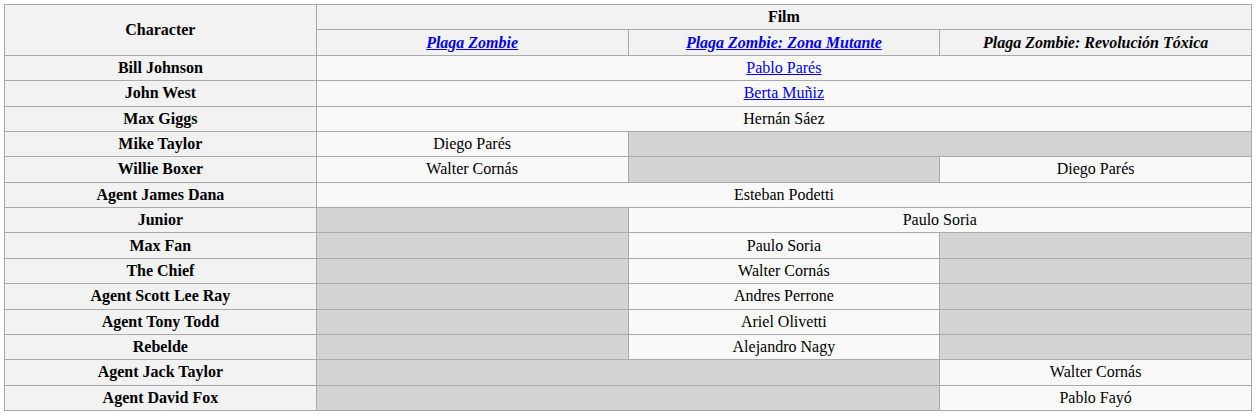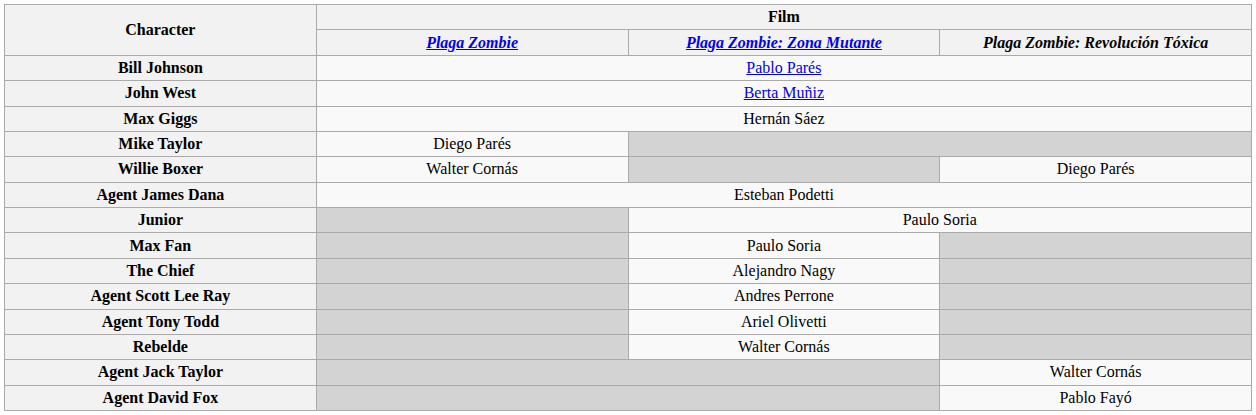(784, 270) Walter Cornás -> (784, 270) Alejandro Nagy
(784, 347) Alejandro Nagy -> (784, 347) Walter Cornás
